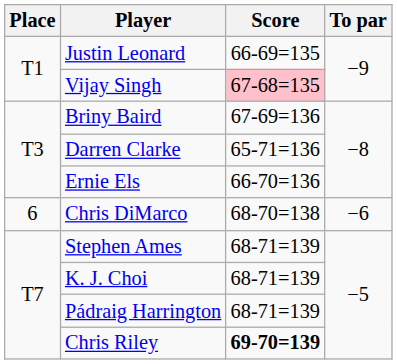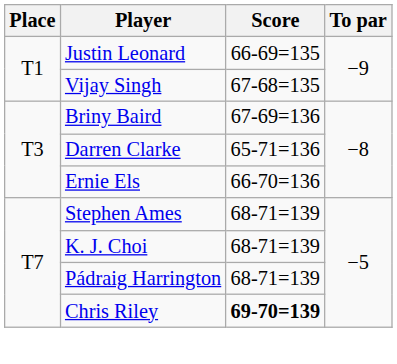(275, 85) pink background -> (275, 85) no background
- row: (126, 213)
